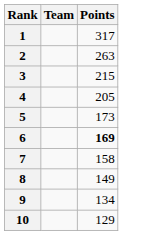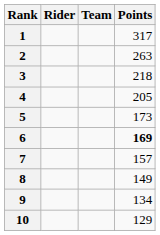+ column: (59, 14)
(105, 76) 215 -> (143, 76) 218
(105, 158) 158 -> (143, 158) 157
